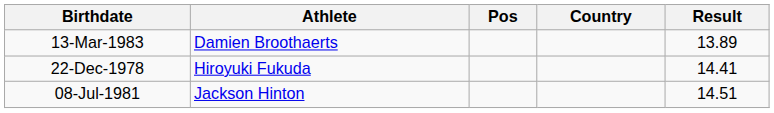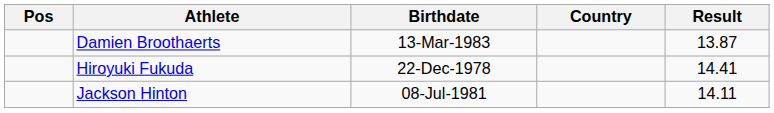columns swapped: (503, 17) <-> (97, 17)
(717, 42) 13.89 -> (717, 42) 13.87
(717, 94) 14.51 -> (717, 94) 14.11
